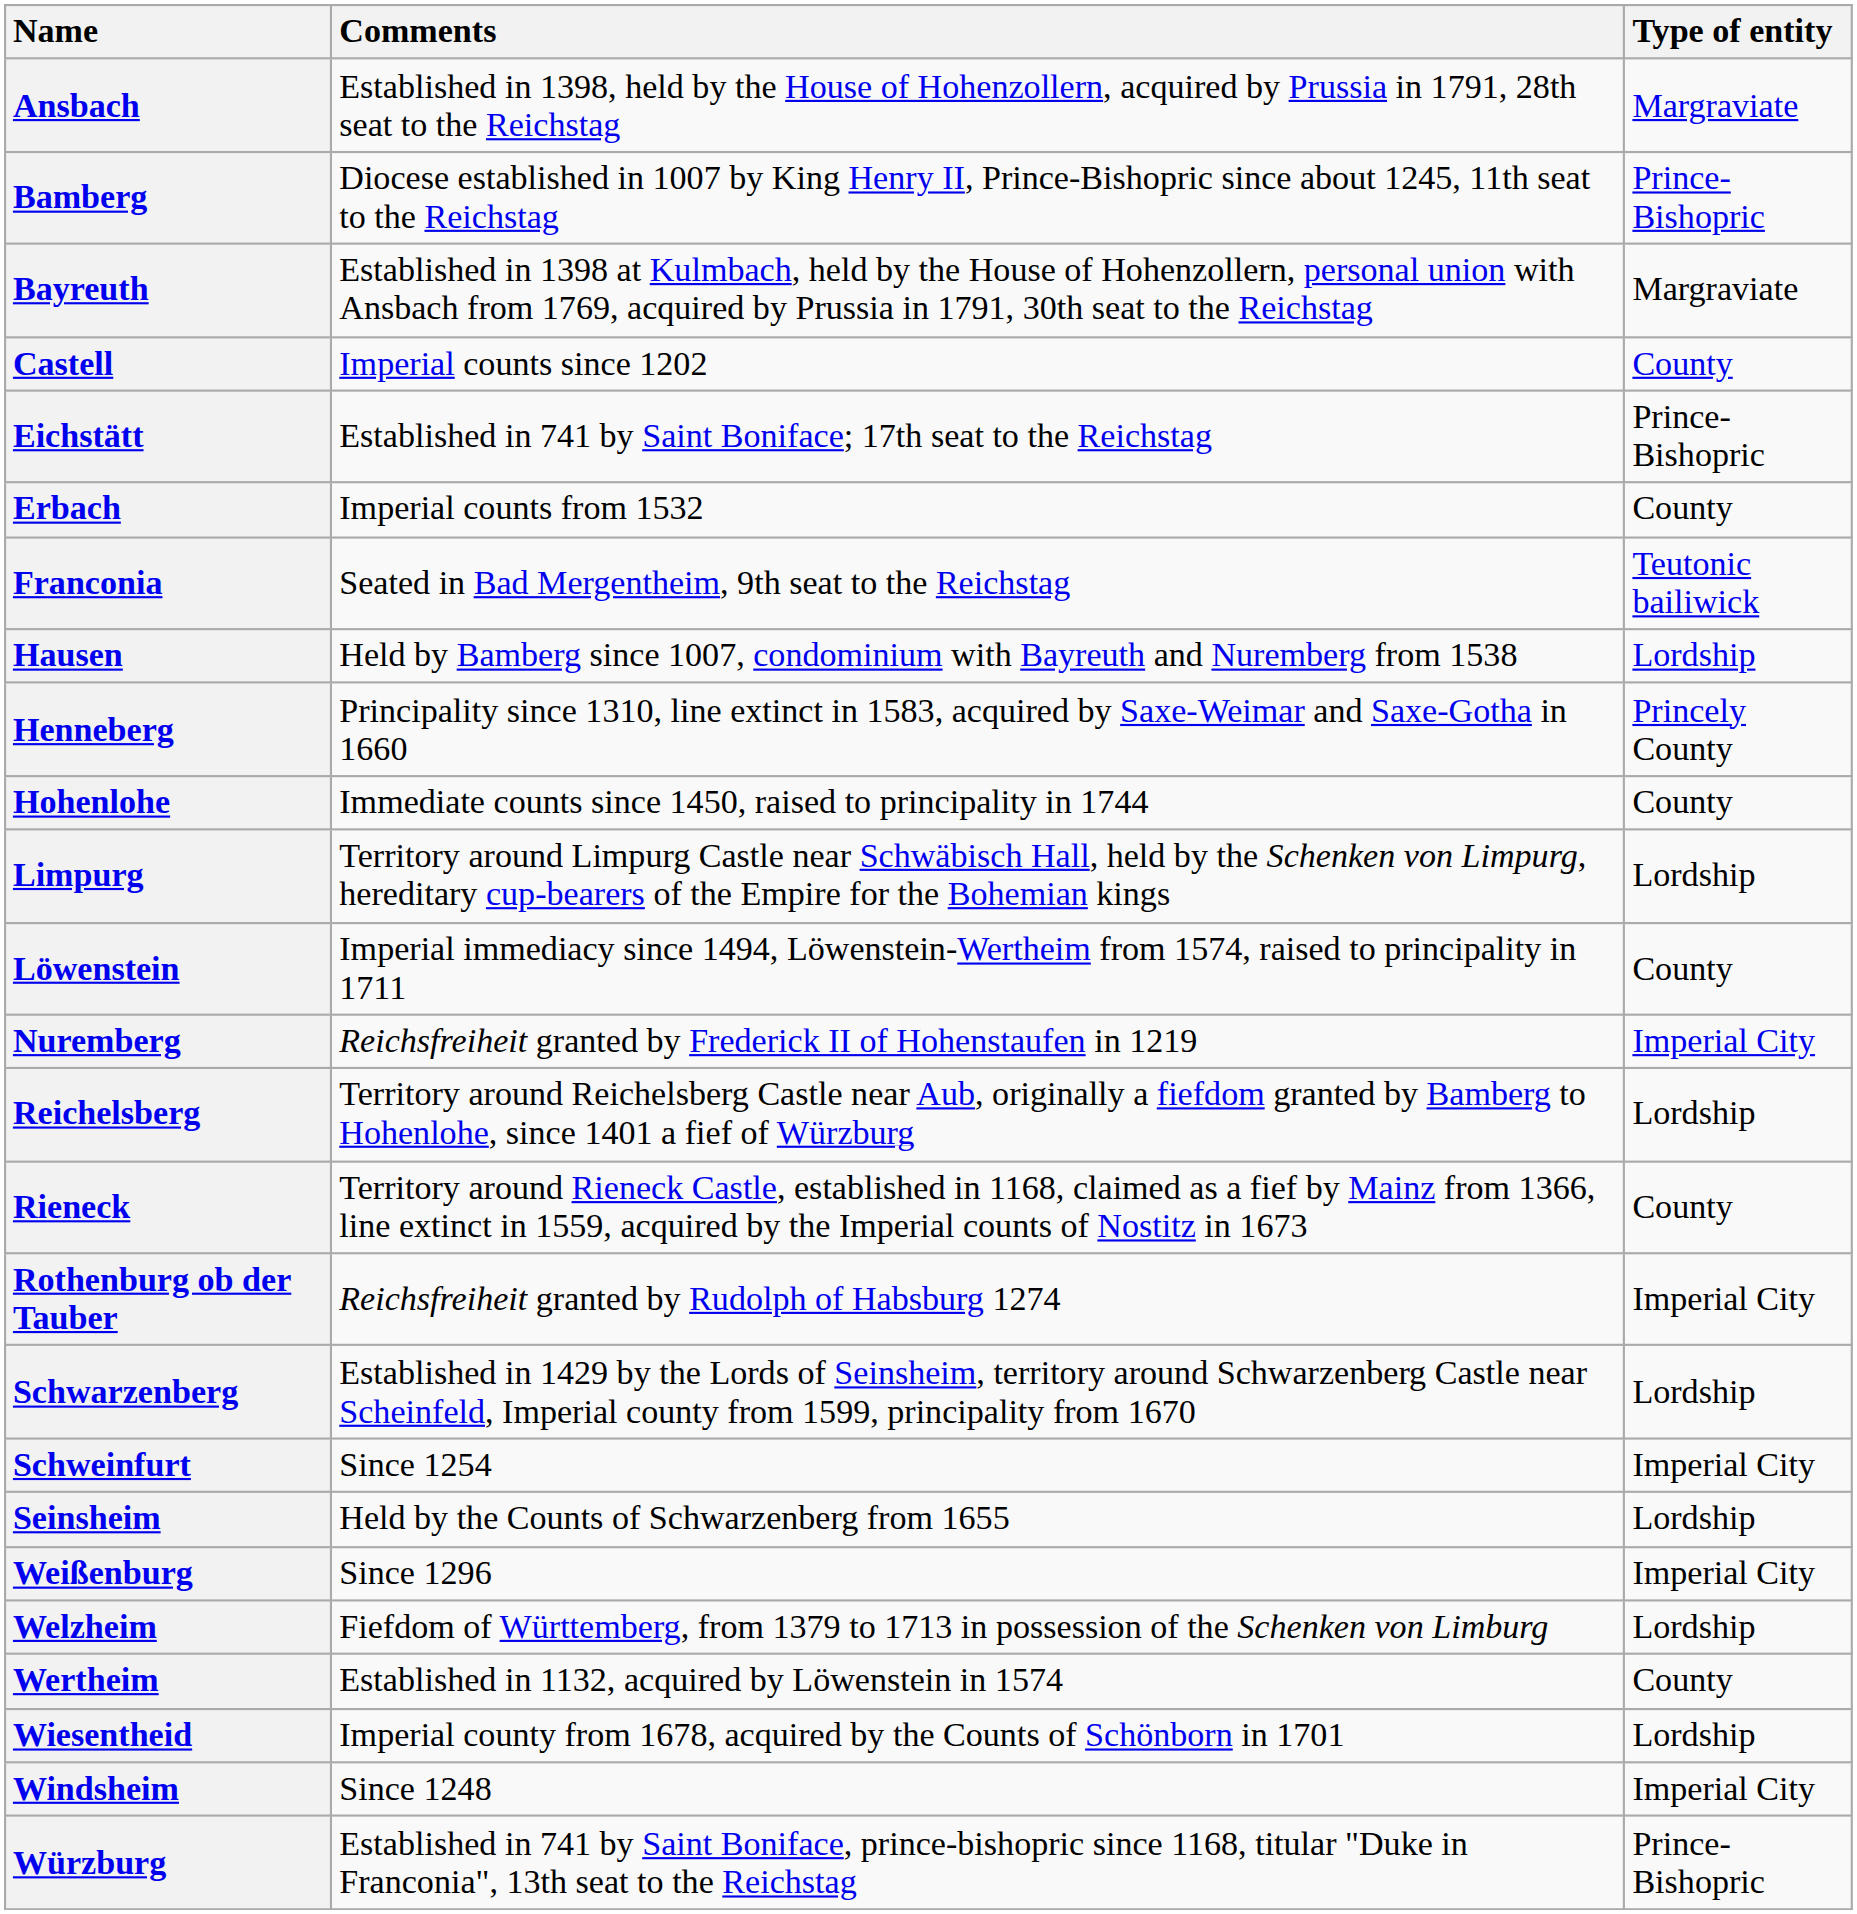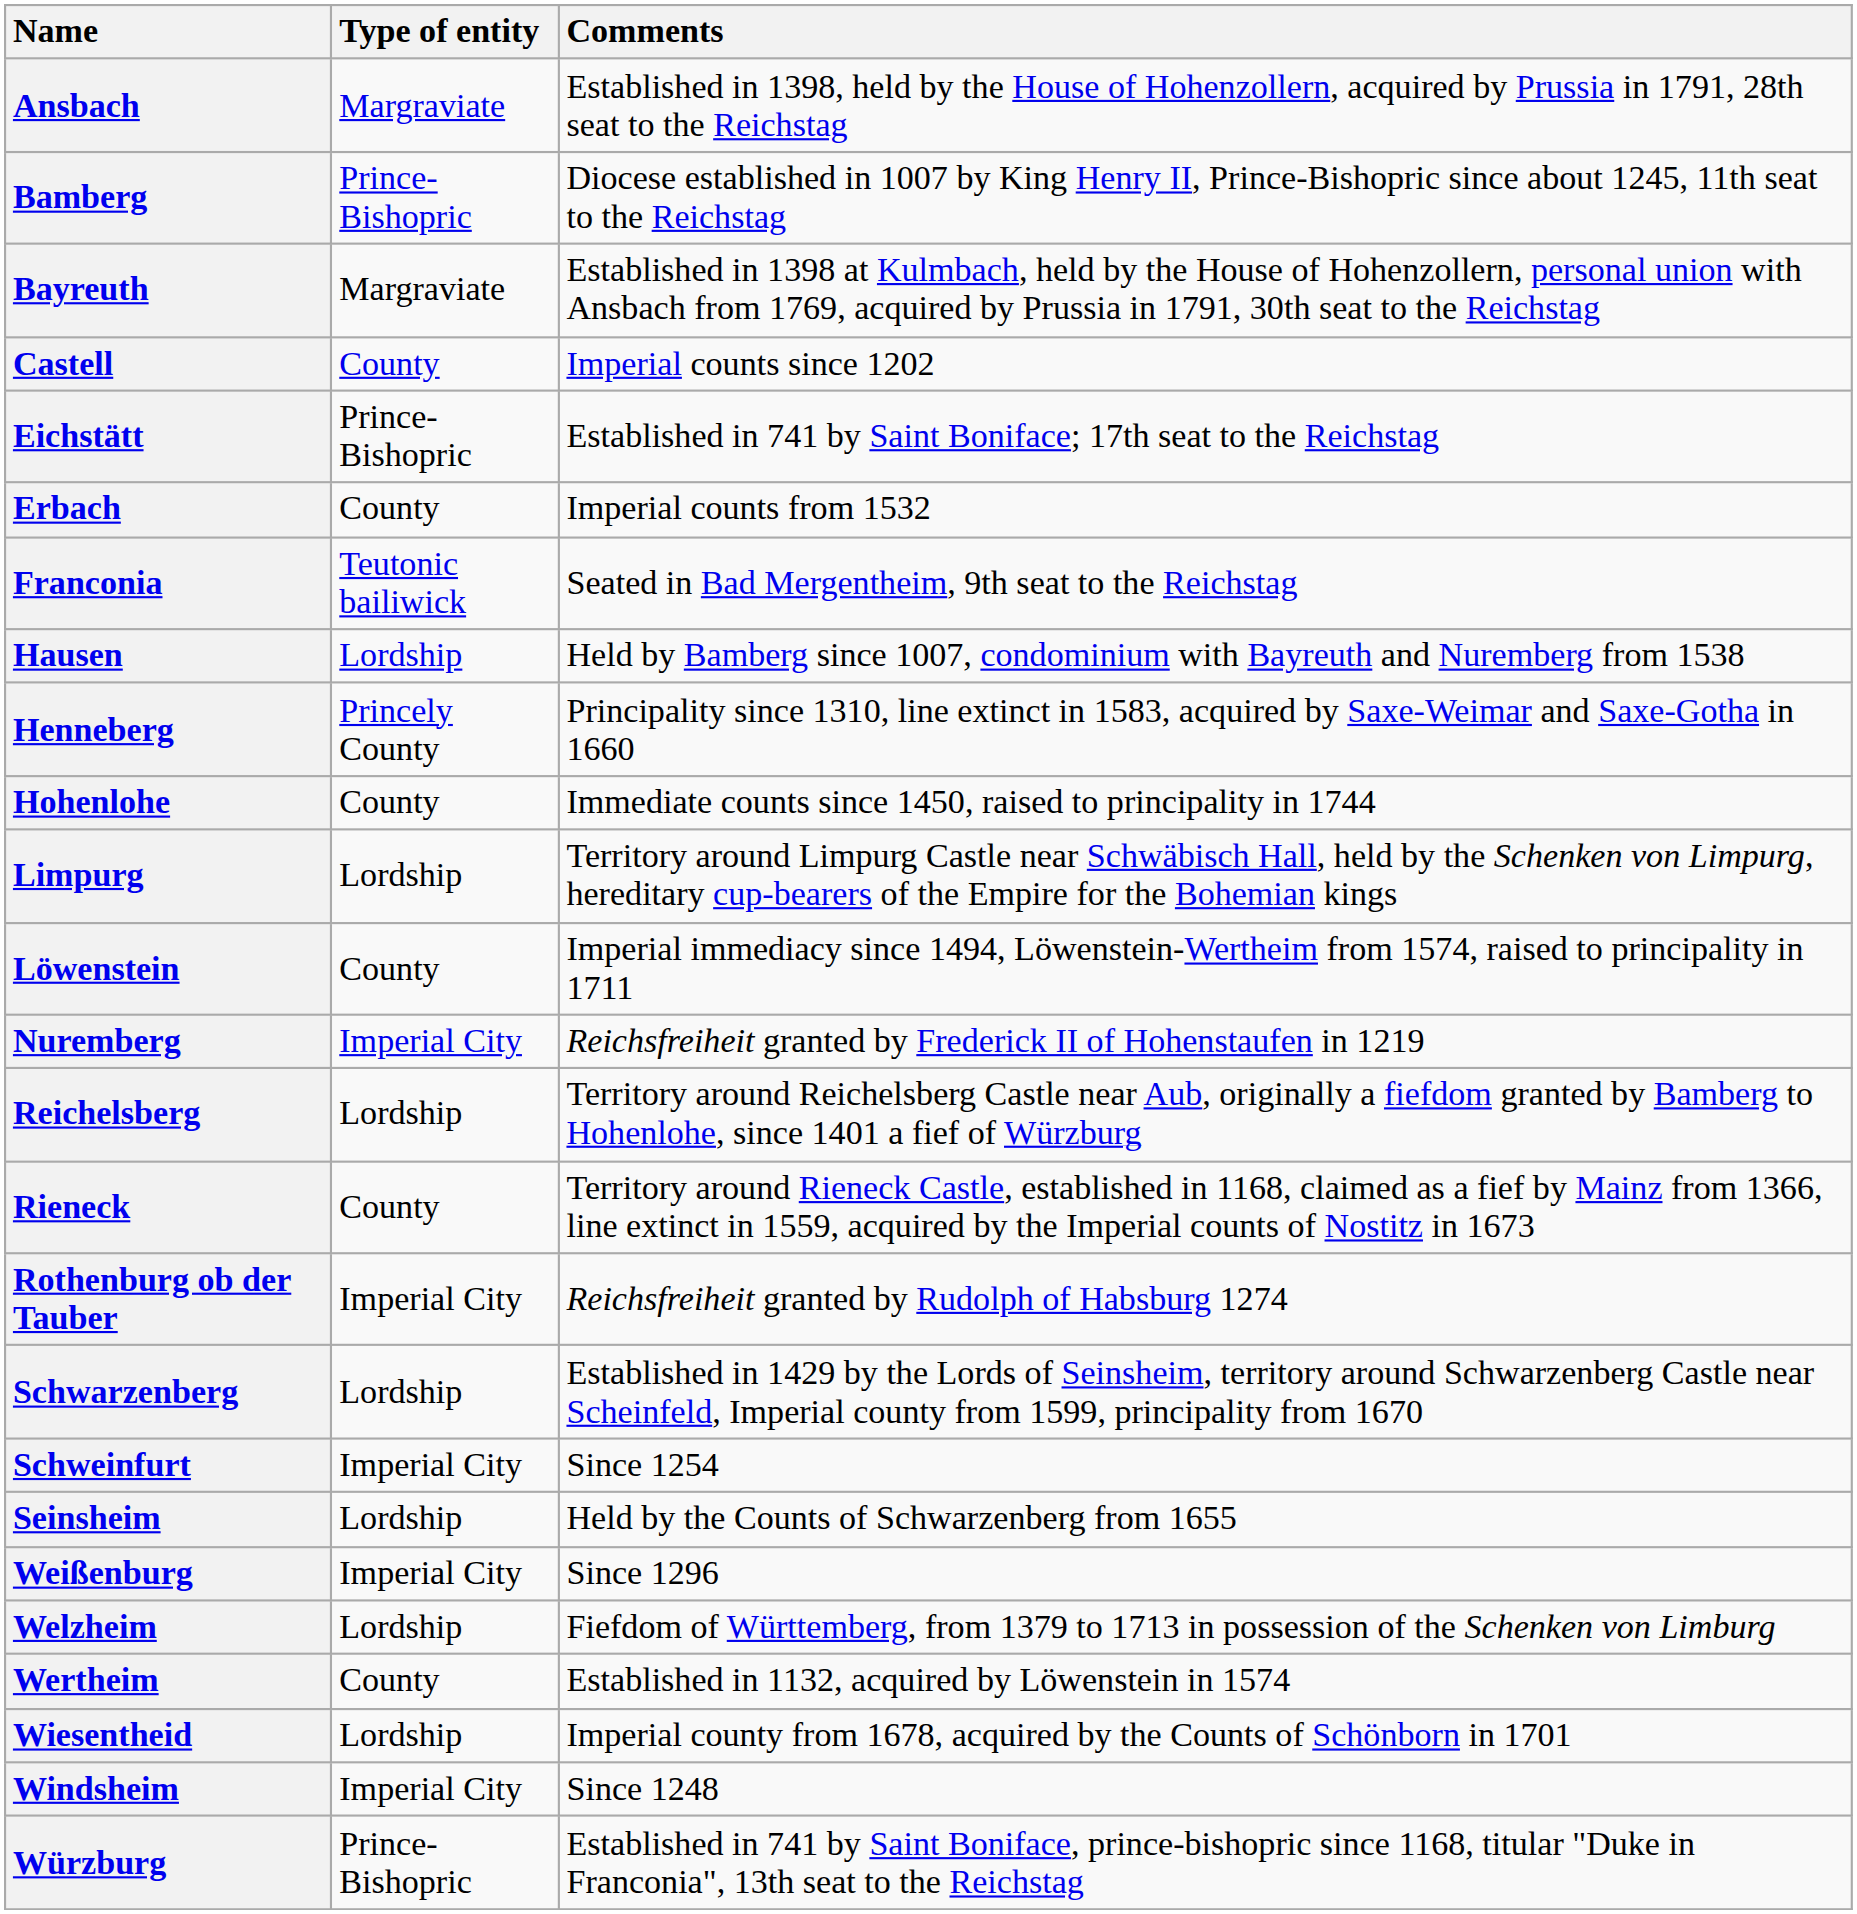columns swapped: (1732, 31) <-> (418, 31)
